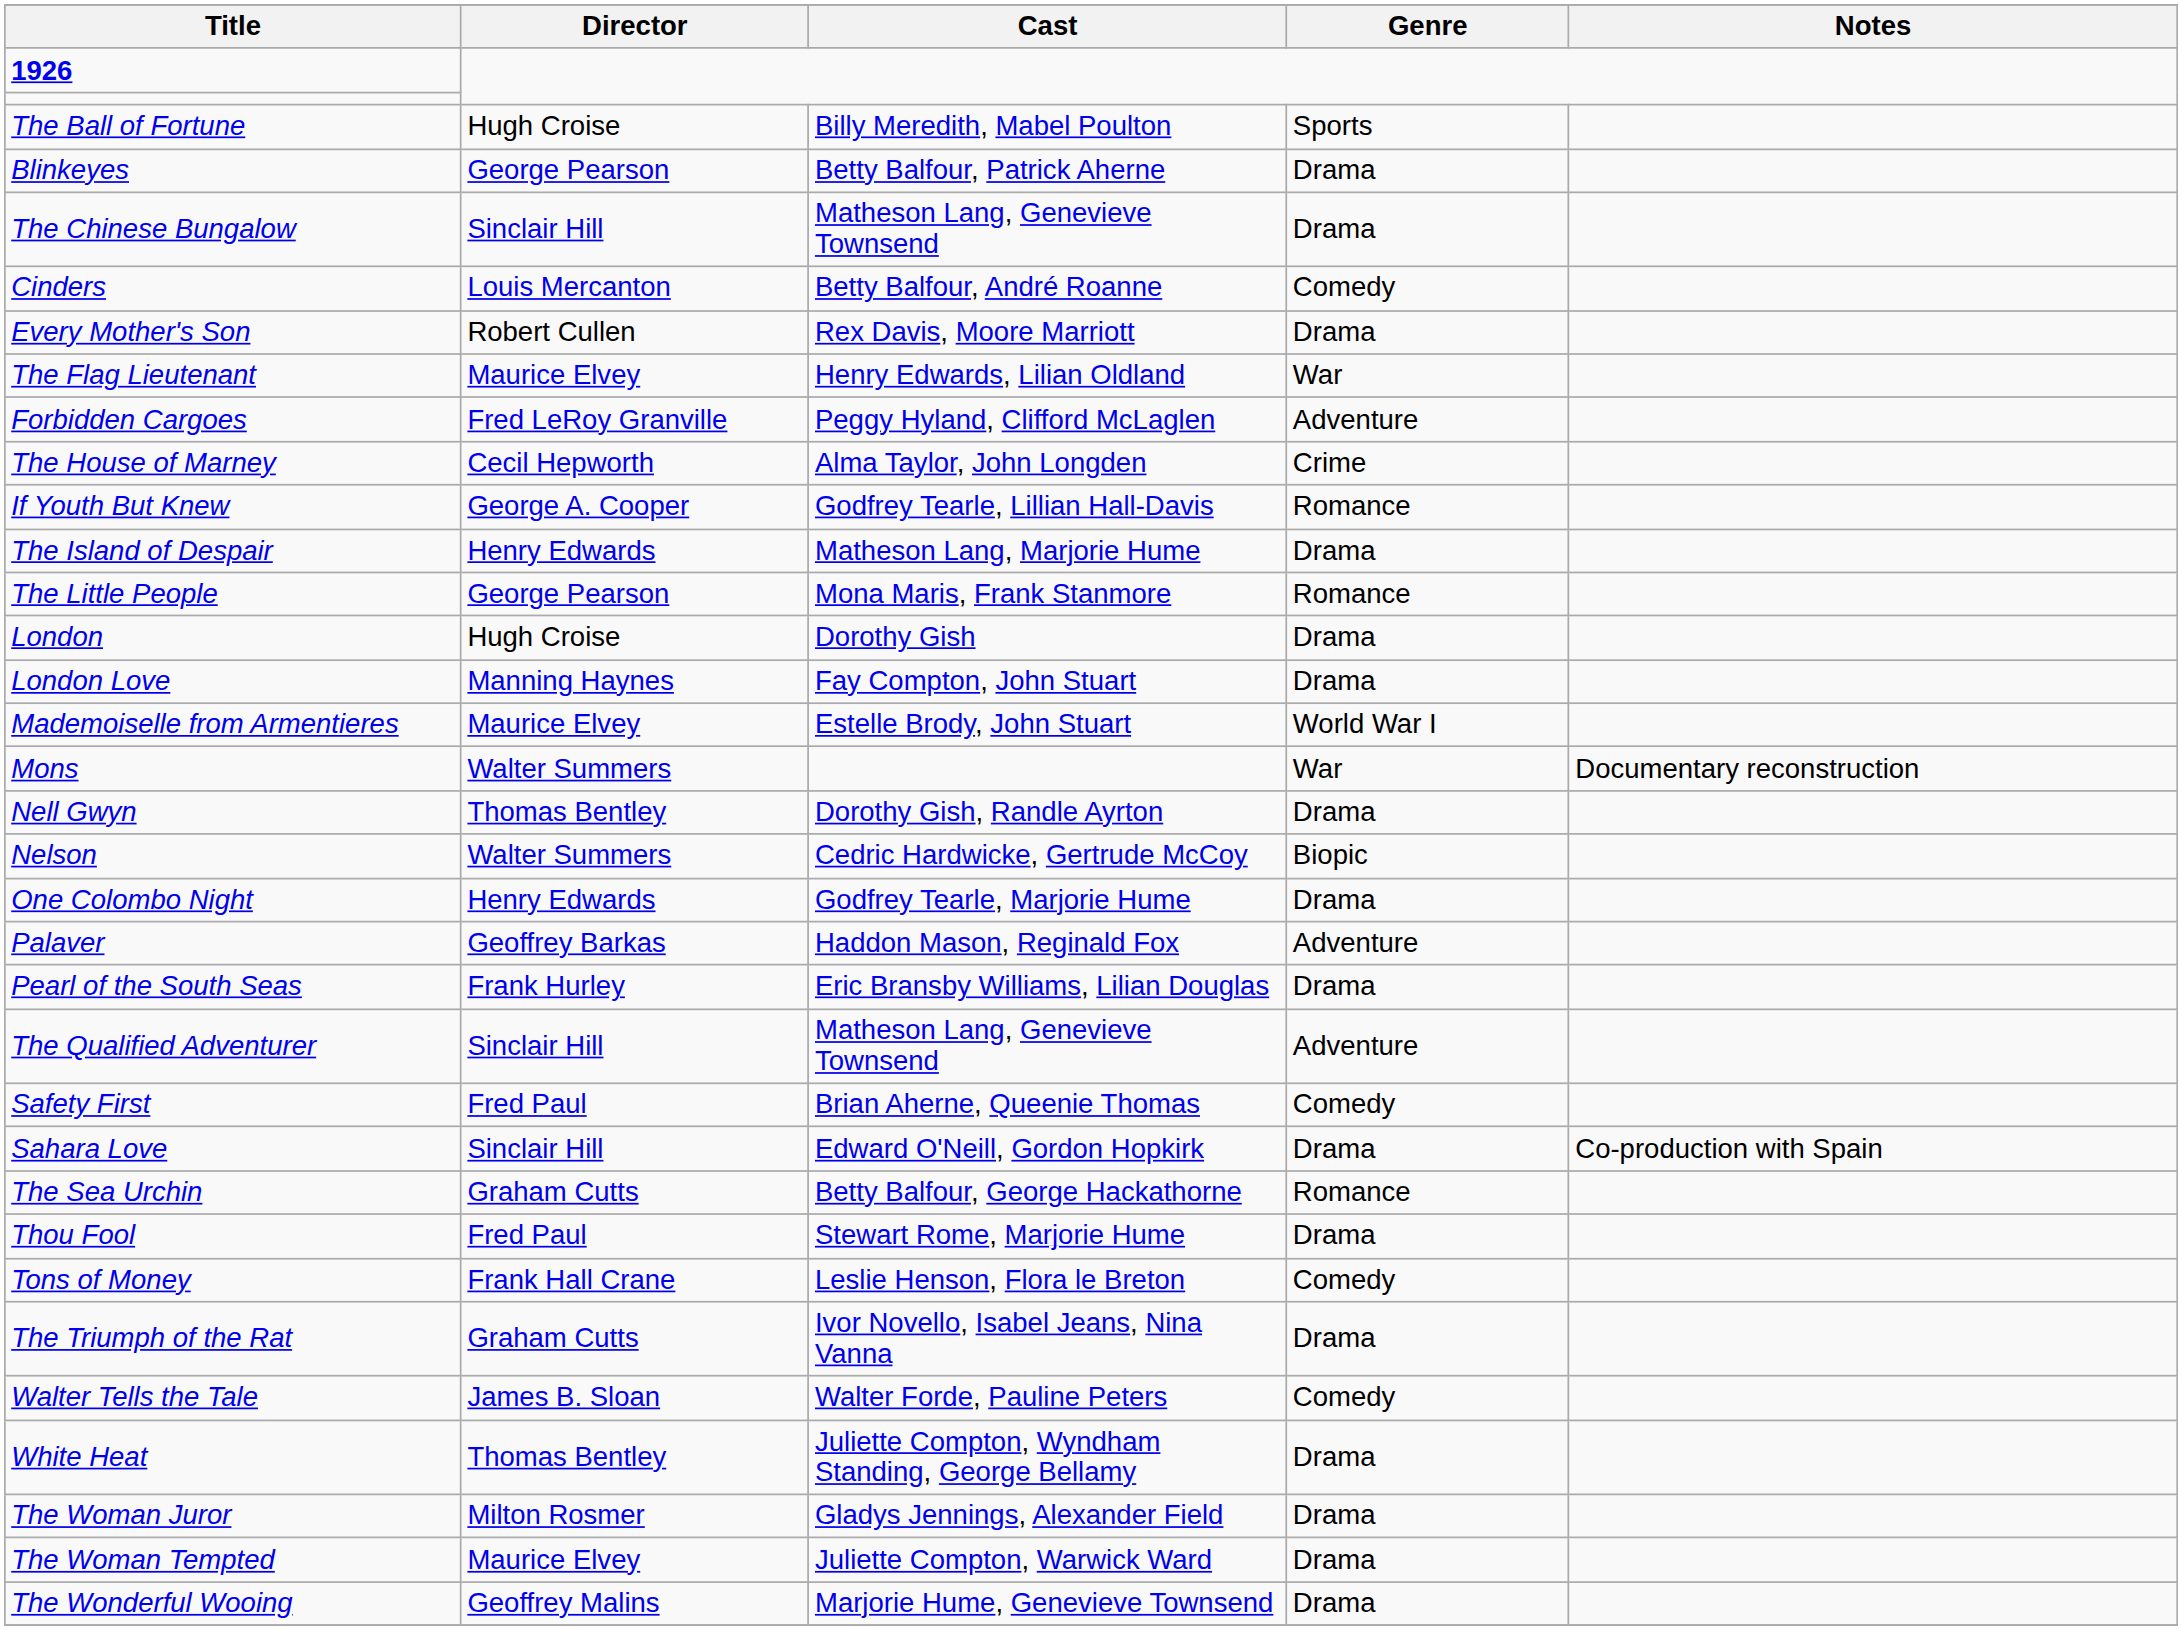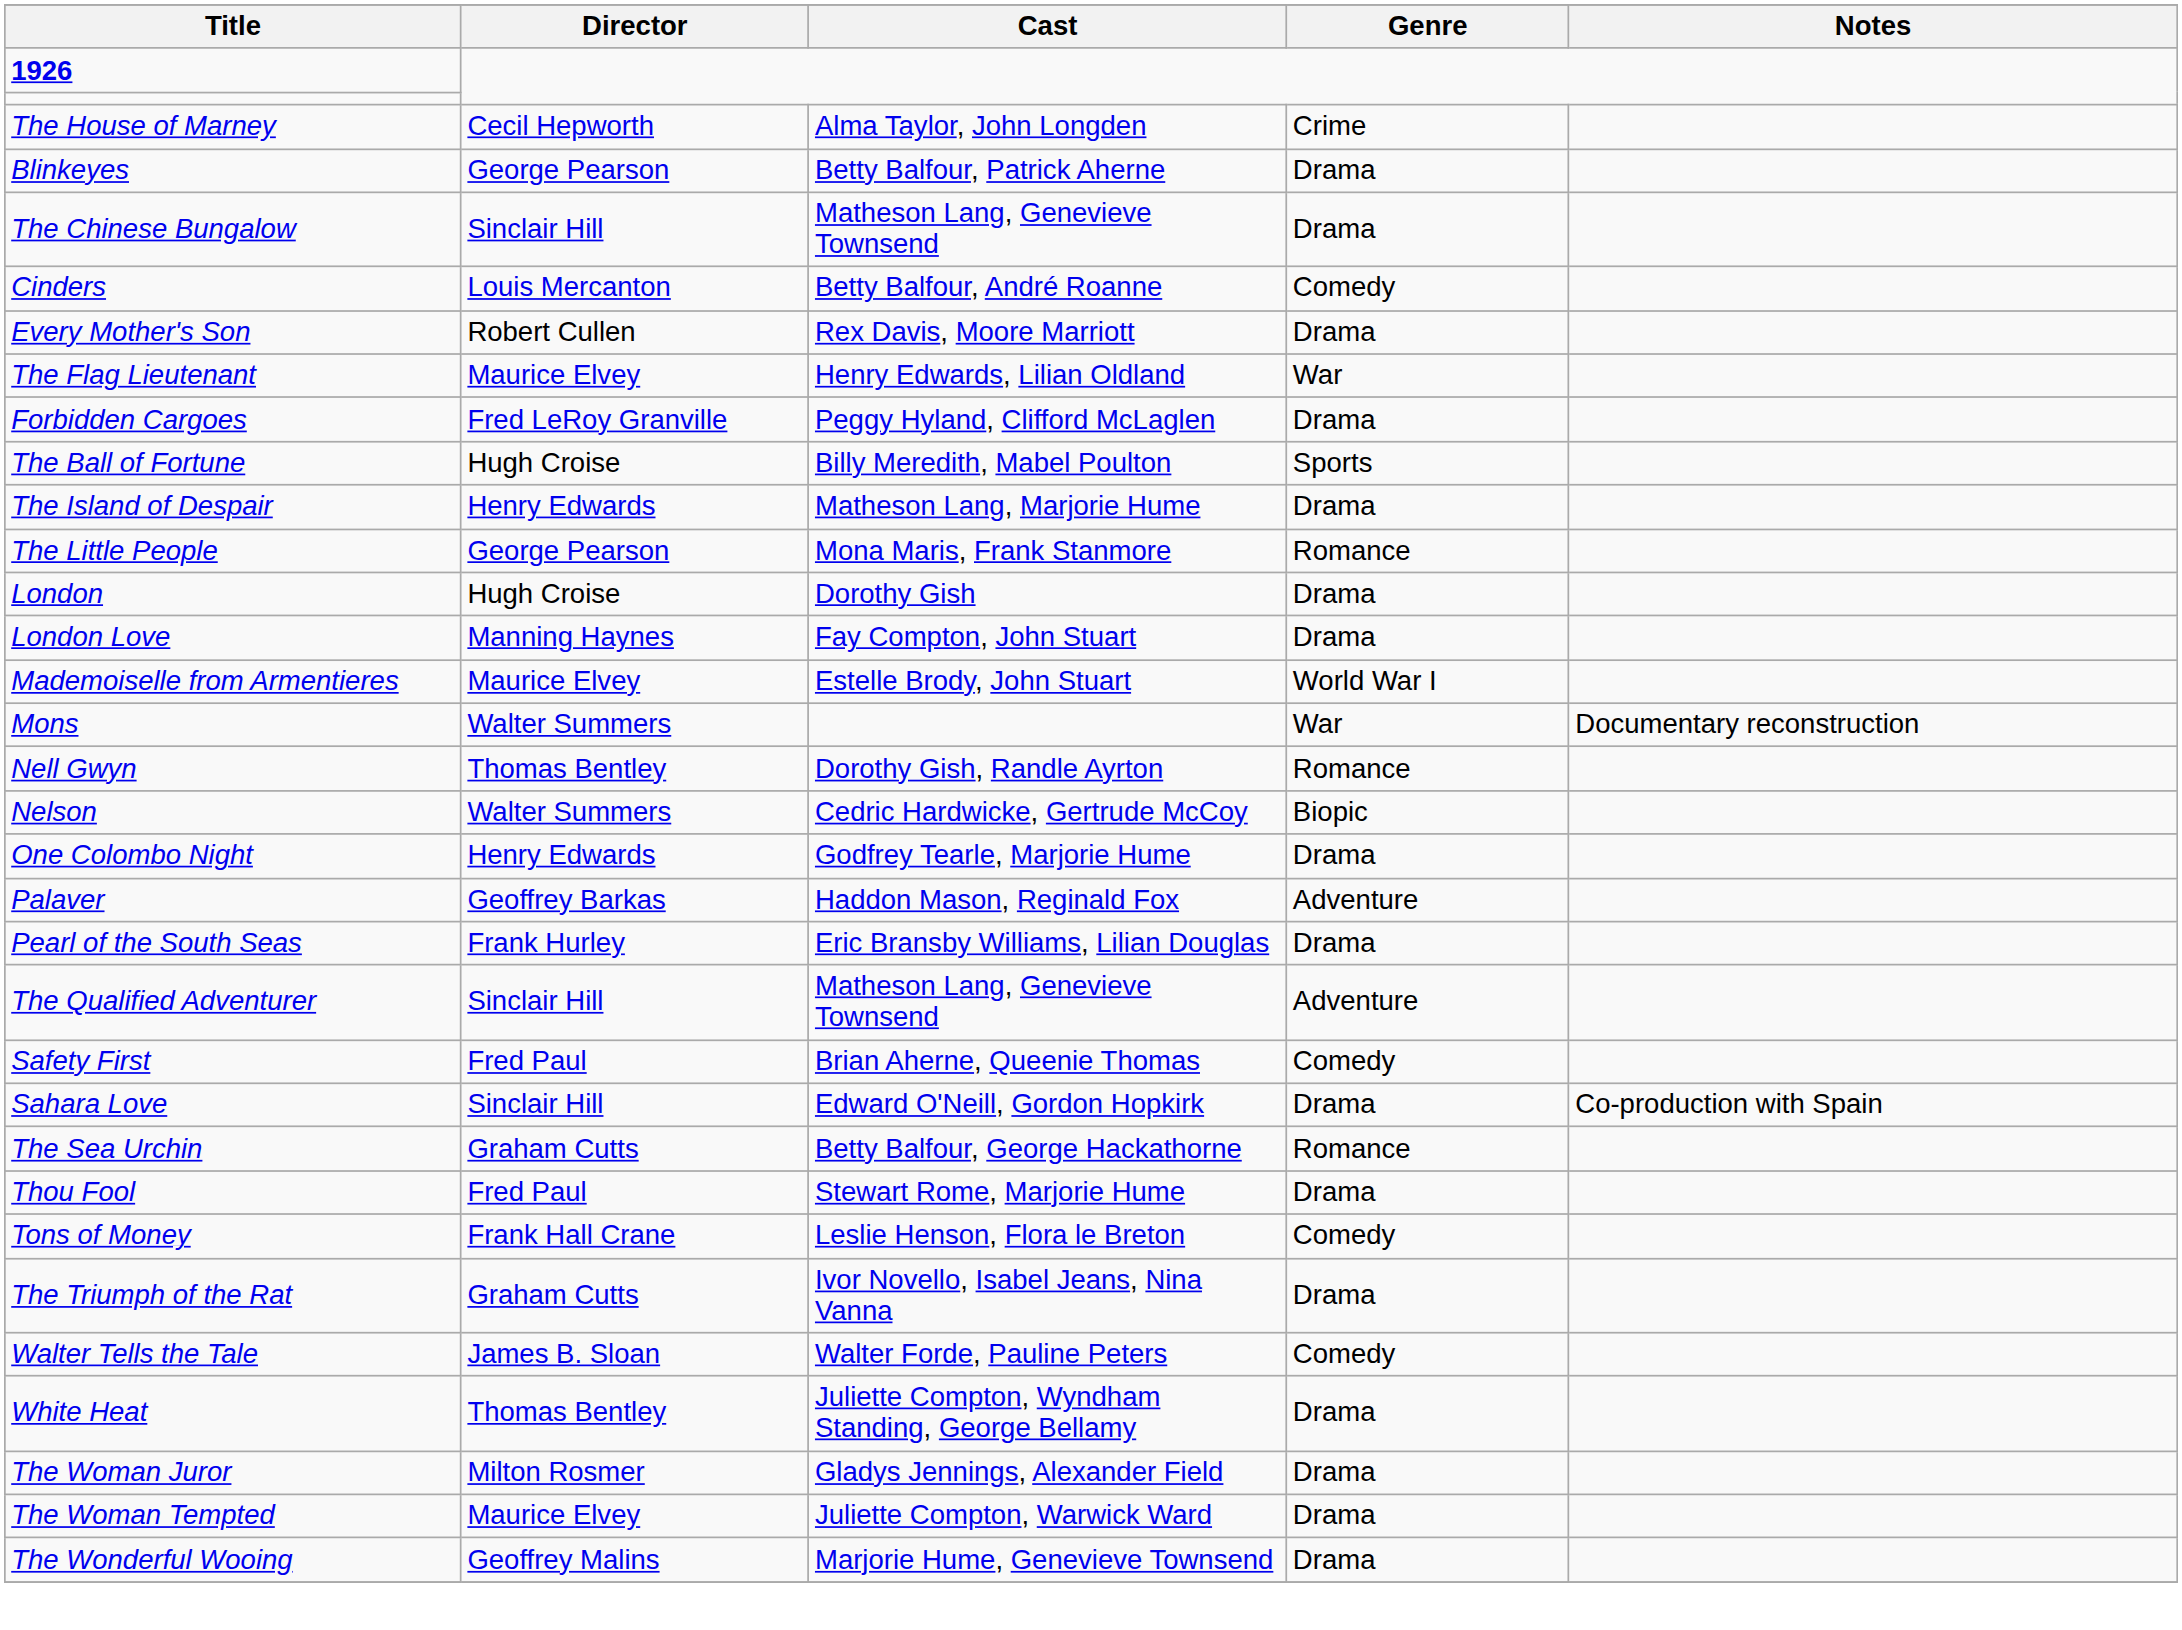rows swapped: (128, 126) <-> (144, 462)
(1356, 419) Adventure -> (1334, 419) Drama
- row: (120, 506)
(1334, 811) Drama -> (1352, 768) Romance
